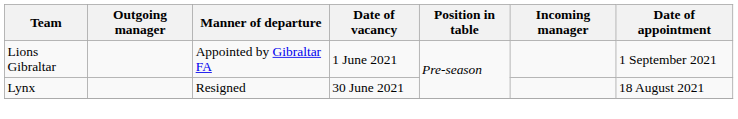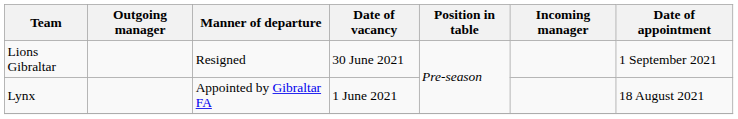(258, 59) Appointed by Gibraltar FA -> (221, 59) Resigned
(365, 59) 1 June 2021 -> (368, 59) 30 June 2021
(221, 88) Resigned -> (258, 95) Appointed by Gibraltar FA
(368, 88) 30 June 2021 -> (365, 95) 1 June 2021
